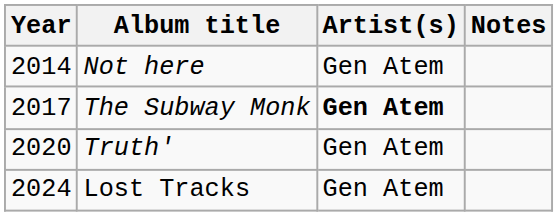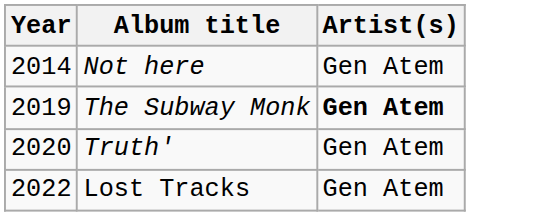- column: (509, 26)
(41, 108) 2017 -> (41, 108) 2019
(41, 190) 2024 -> (41, 190) 2022
